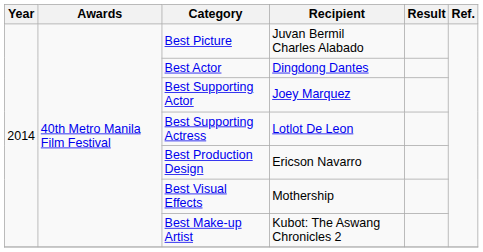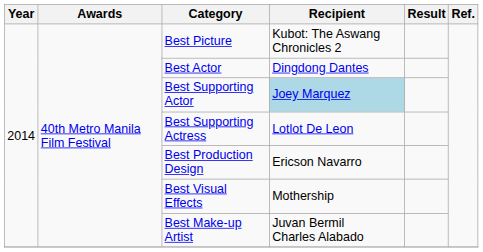(318, 41) Juvan Bermil Charles Alabado -> (326, 41) Kubot: The Aswang Chronicles 2
(311, 94) no background -> (311, 94) lightblue background
(326, 230) Kubot: The Aswang Chronicles 2 -> (318, 230) Juvan Bermil Charles Alabado
